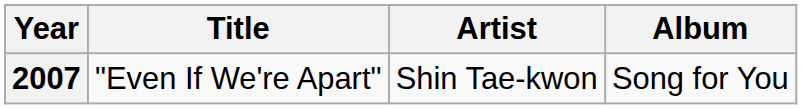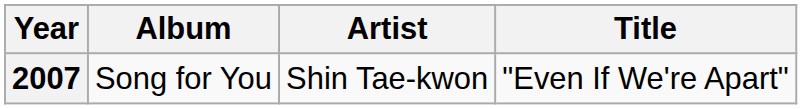columns swapped: (238, 28) <-> (700, 28)
